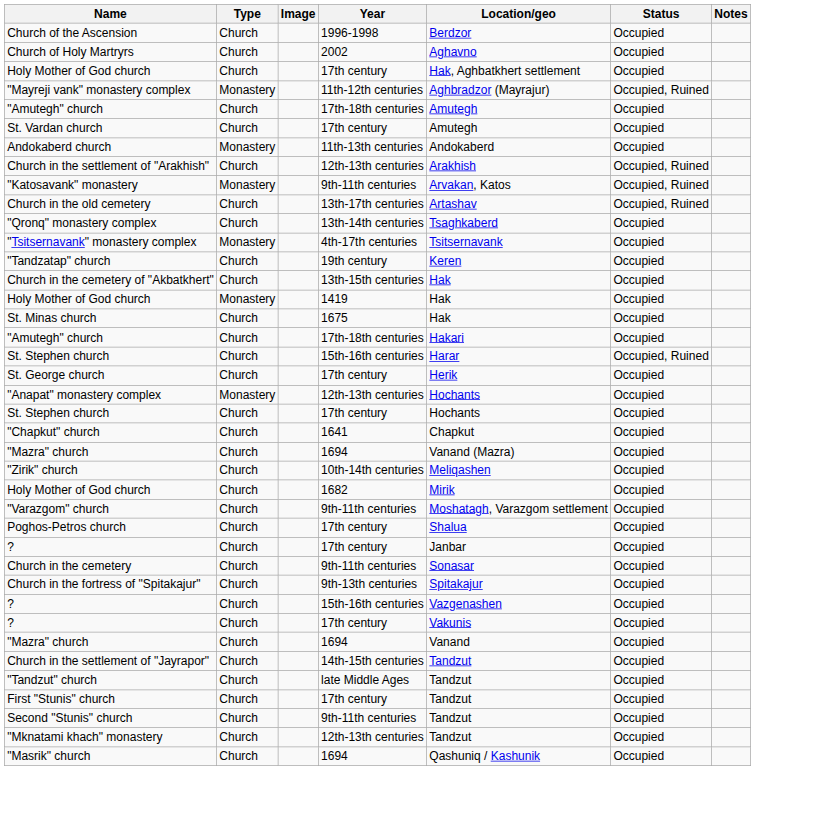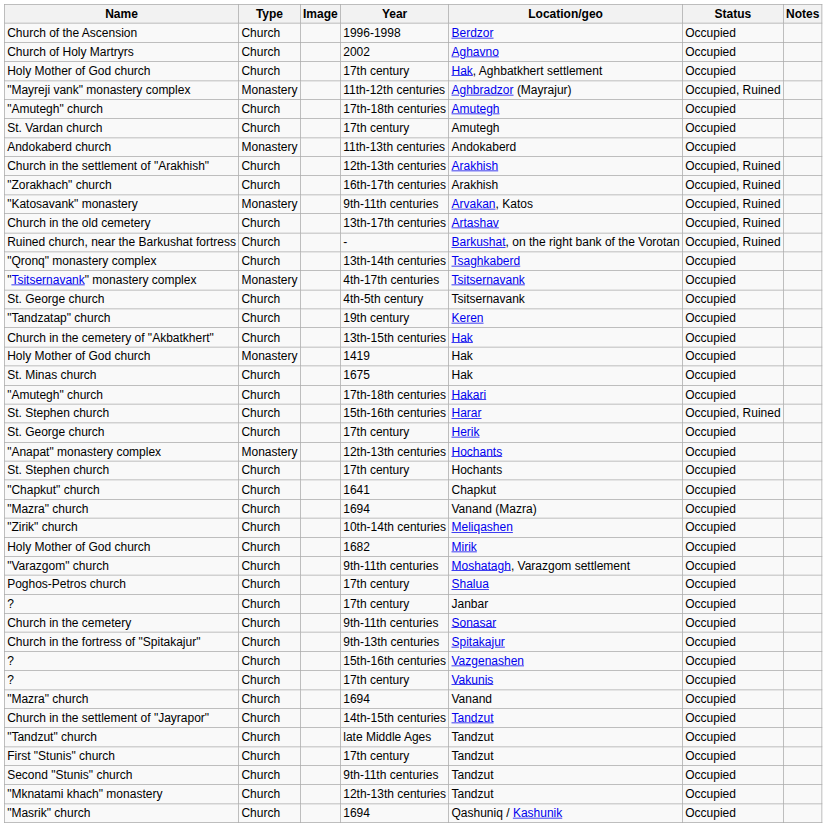+ row: (59, 185)
+ row: (122, 242)
+ row: (56, 299)
